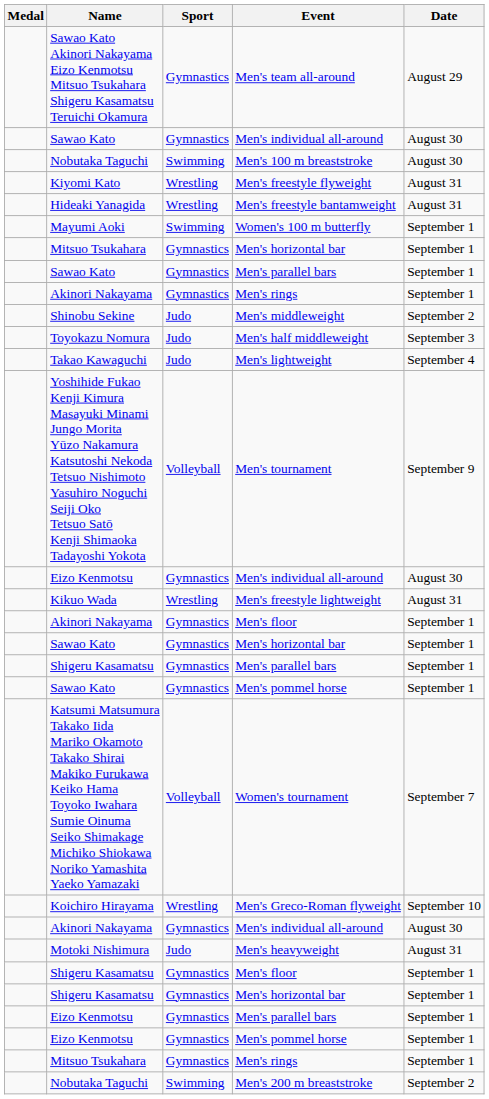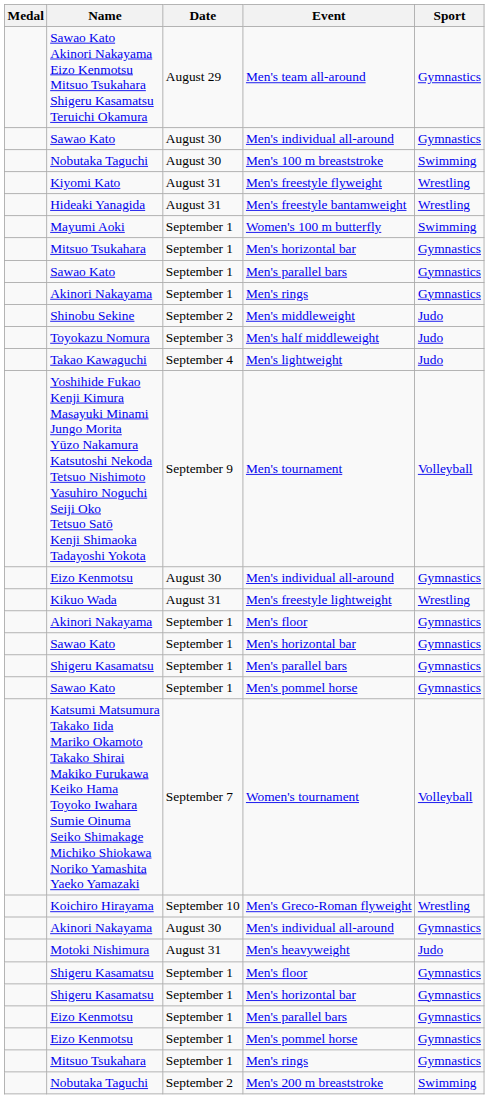columns swapped: (197, 15) <-> (444, 15)
